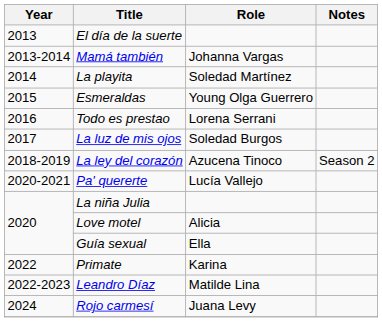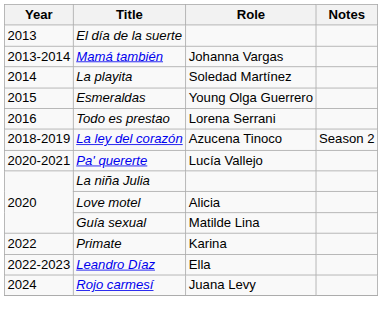- row: (129, 139)
(200, 243) Ella -> (224, 222) Matilde Lina
(224, 285) Matilde Lina -> (200, 264) Ella
